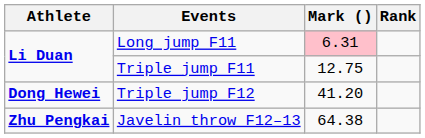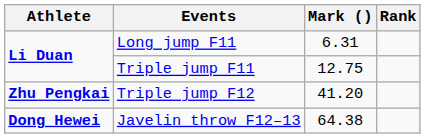(340, 43) pink background -> (340, 43) no background
(54, 94) Dong Hewei -> (59, 94) Zhu Pengkai
(59, 120) Zhu Pengkai -> (54, 120) Dong Hewei
